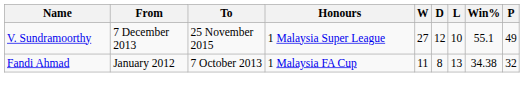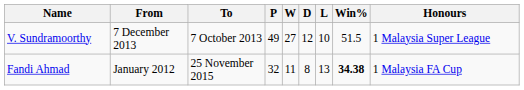columns swapped: (511, 13) <-> (340, 13)
(222, 38) 25 November 2015 -> (226, 38) 7 October 2013
(484, 38) 55.1 -> (351, 38) 51.5
(226, 63) 7 October 2013 -> (222, 69) 25 November 2015
(484, 63) normal -> (351, 69) bold
